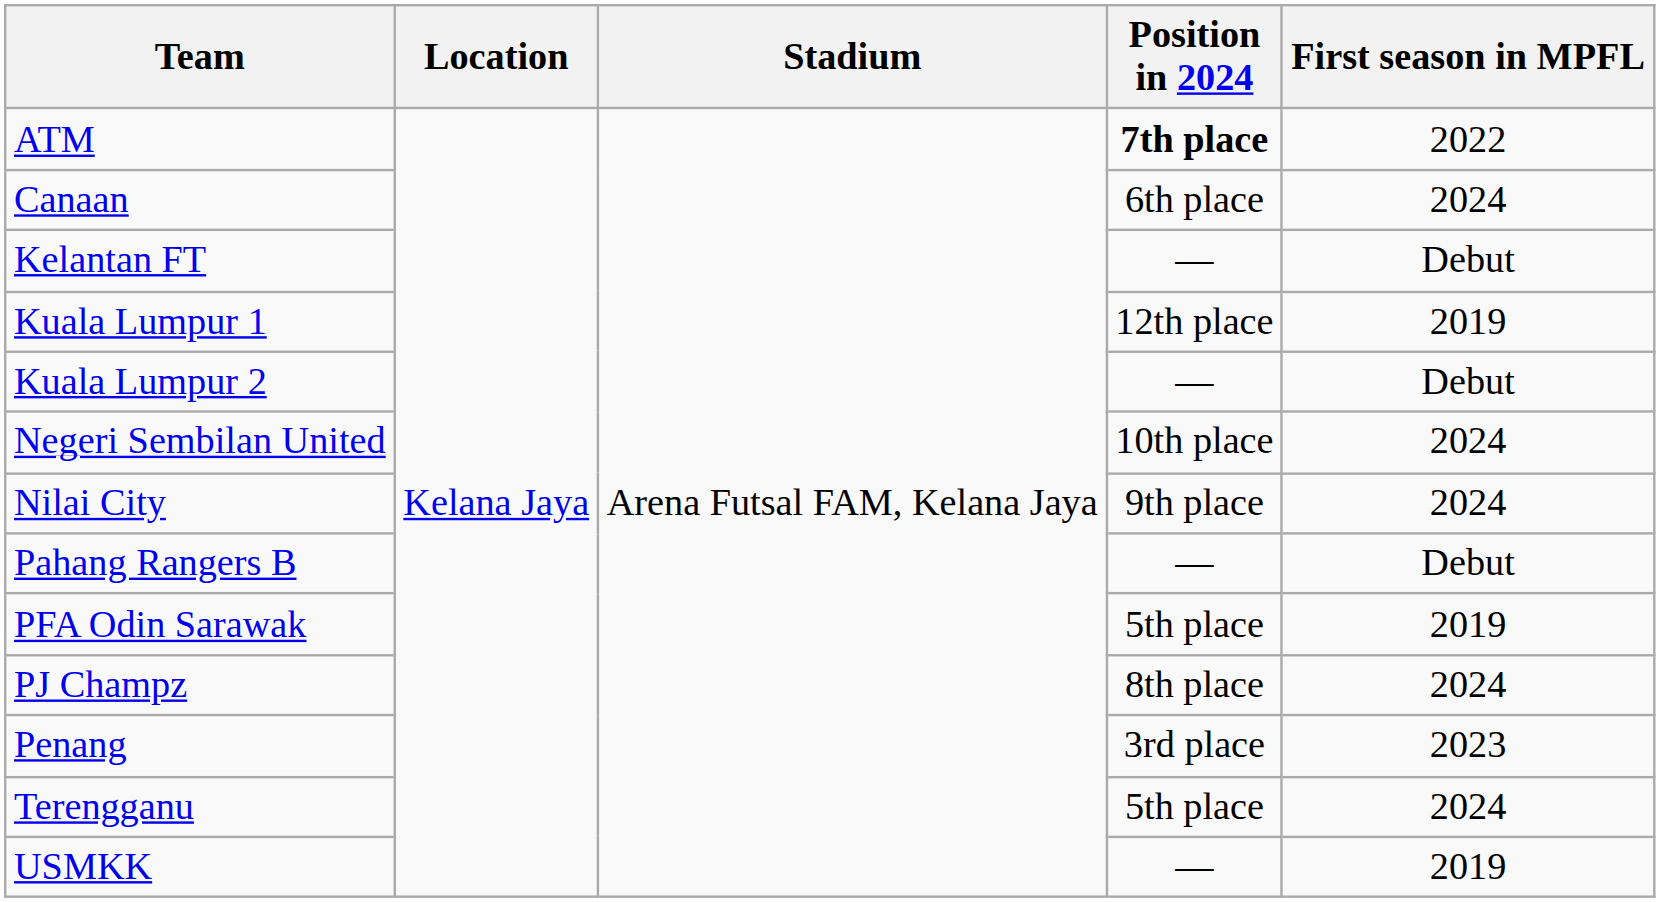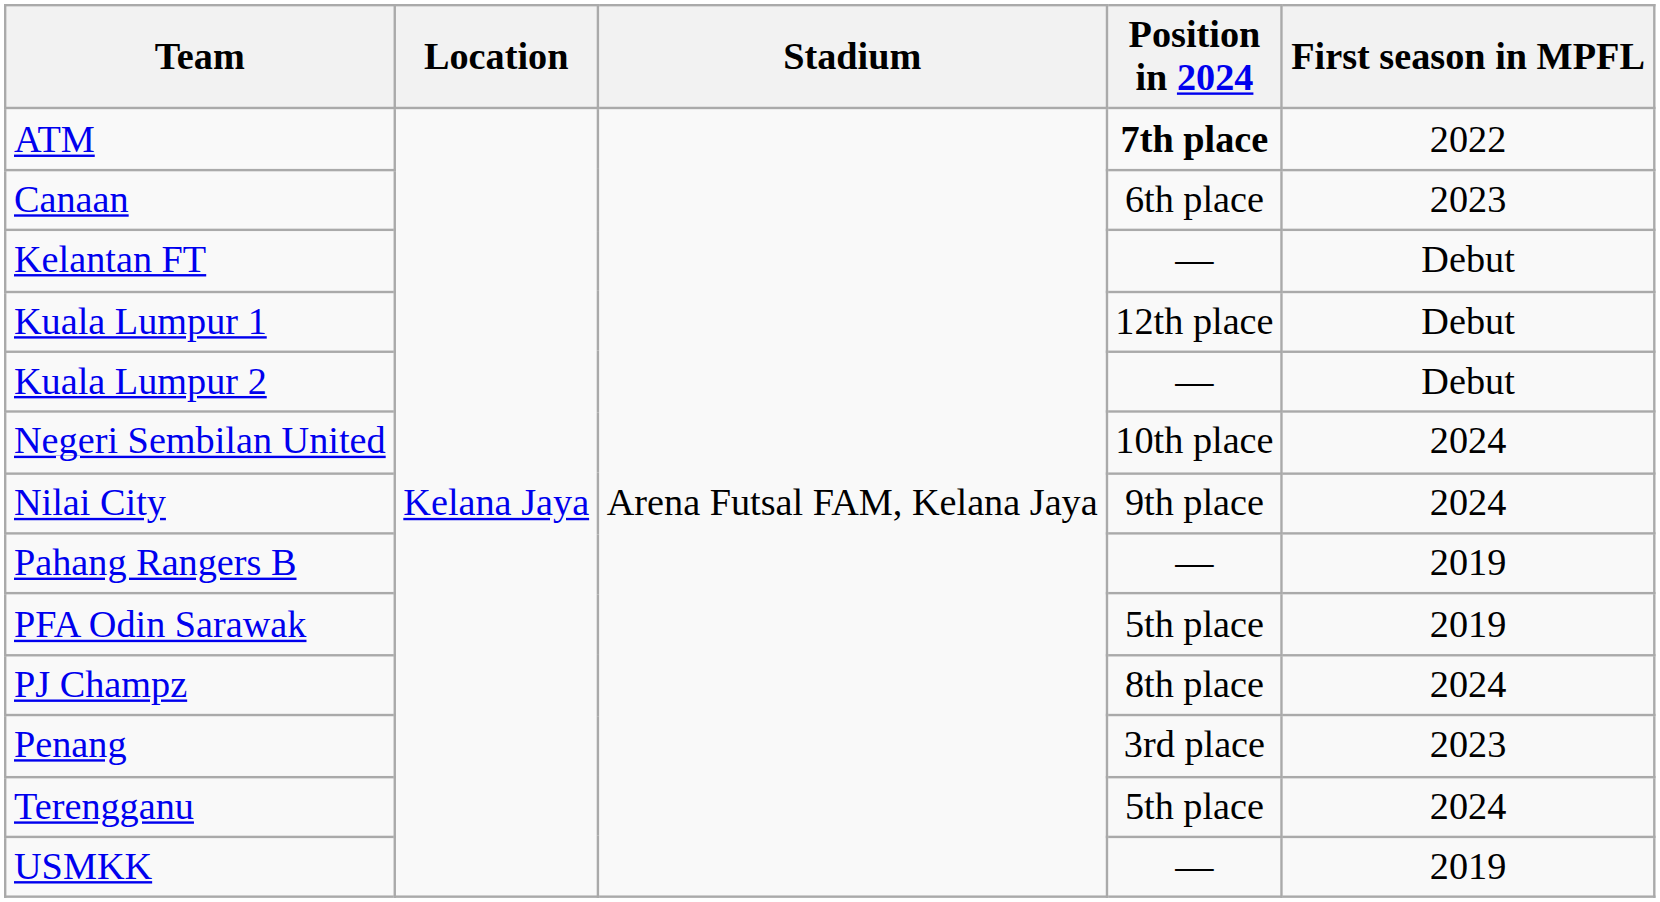(1468, 199) 2024 -> (1468, 199) 2023
(1468, 320) 2019 -> (1468, 320) Debut
(1468, 563) Debut -> (1468, 563) 2019
